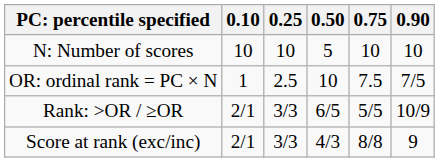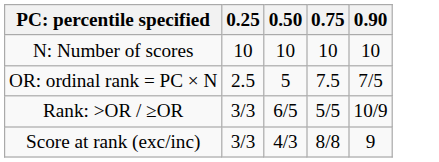- column: (243, 19)
(328, 50) 5 -> (285, 50) 10
(328, 80) 10 -> (285, 80) 5
